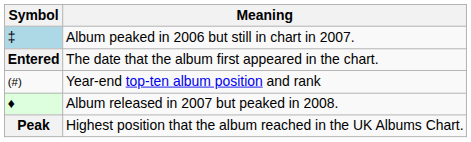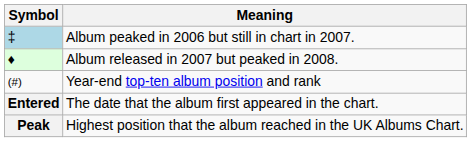rows swapped: (202, 103) <-> (222, 59)
